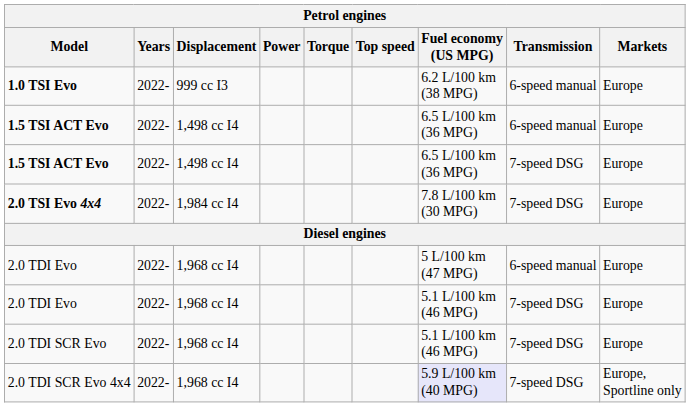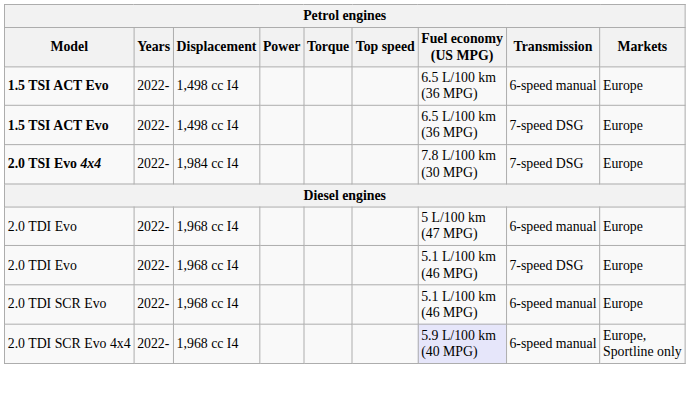- row: (42, 86)
(546, 343) 7-speed DSG -> (553, 304) 6-speed manual
(546, 383) 7-speed DSG -> (553, 343) 6-speed manual
